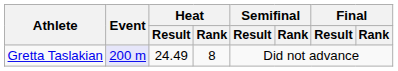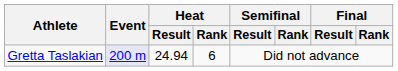(171, 56) 24.49 -> (171, 56) 24.94
(212, 56) 8 -> (212, 56) 6
